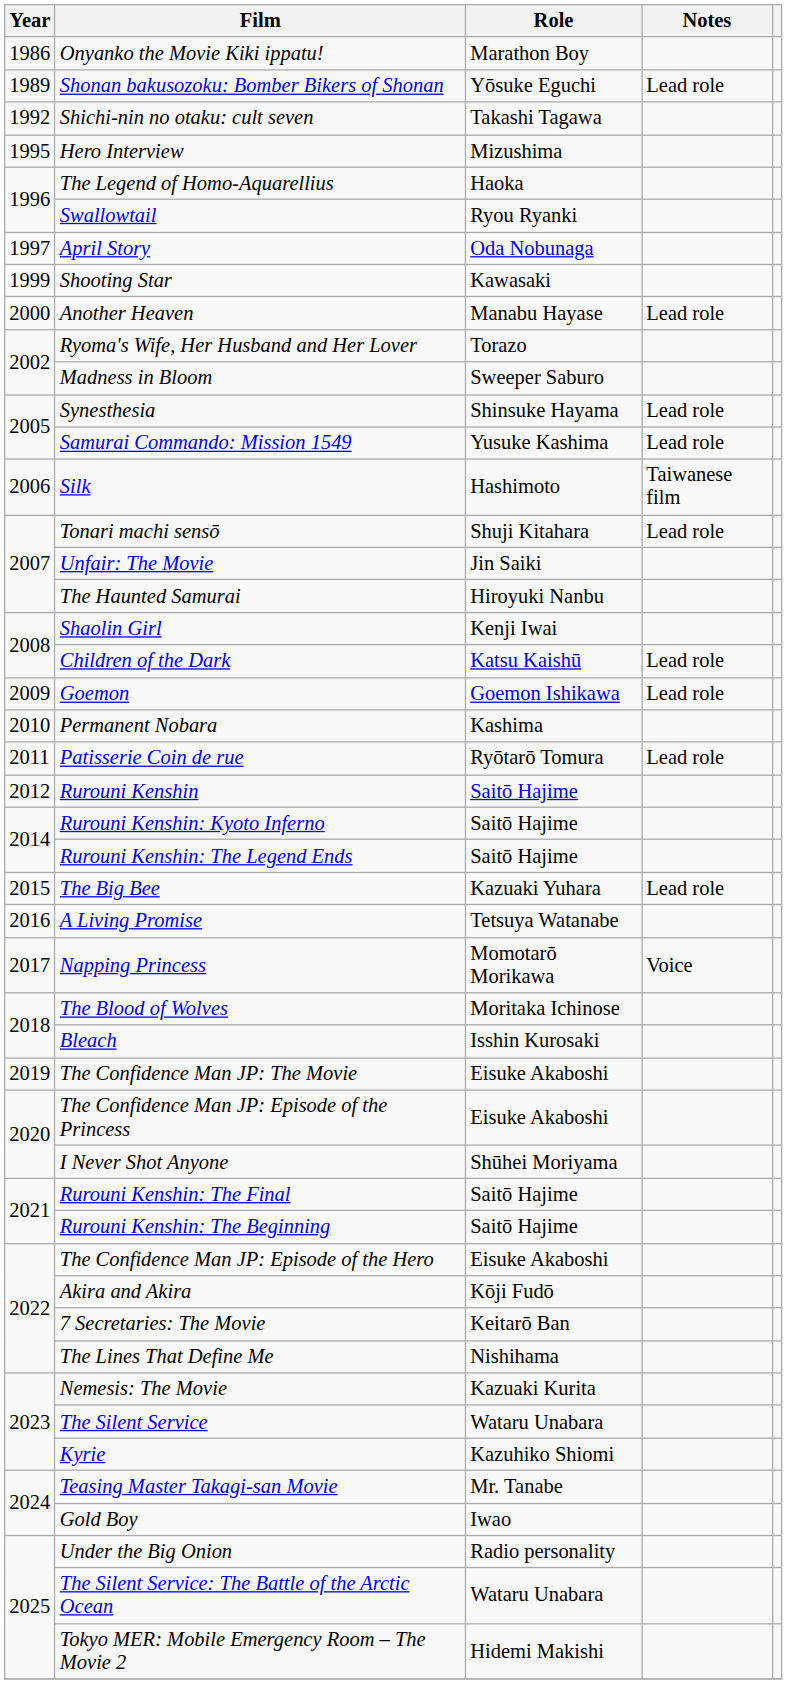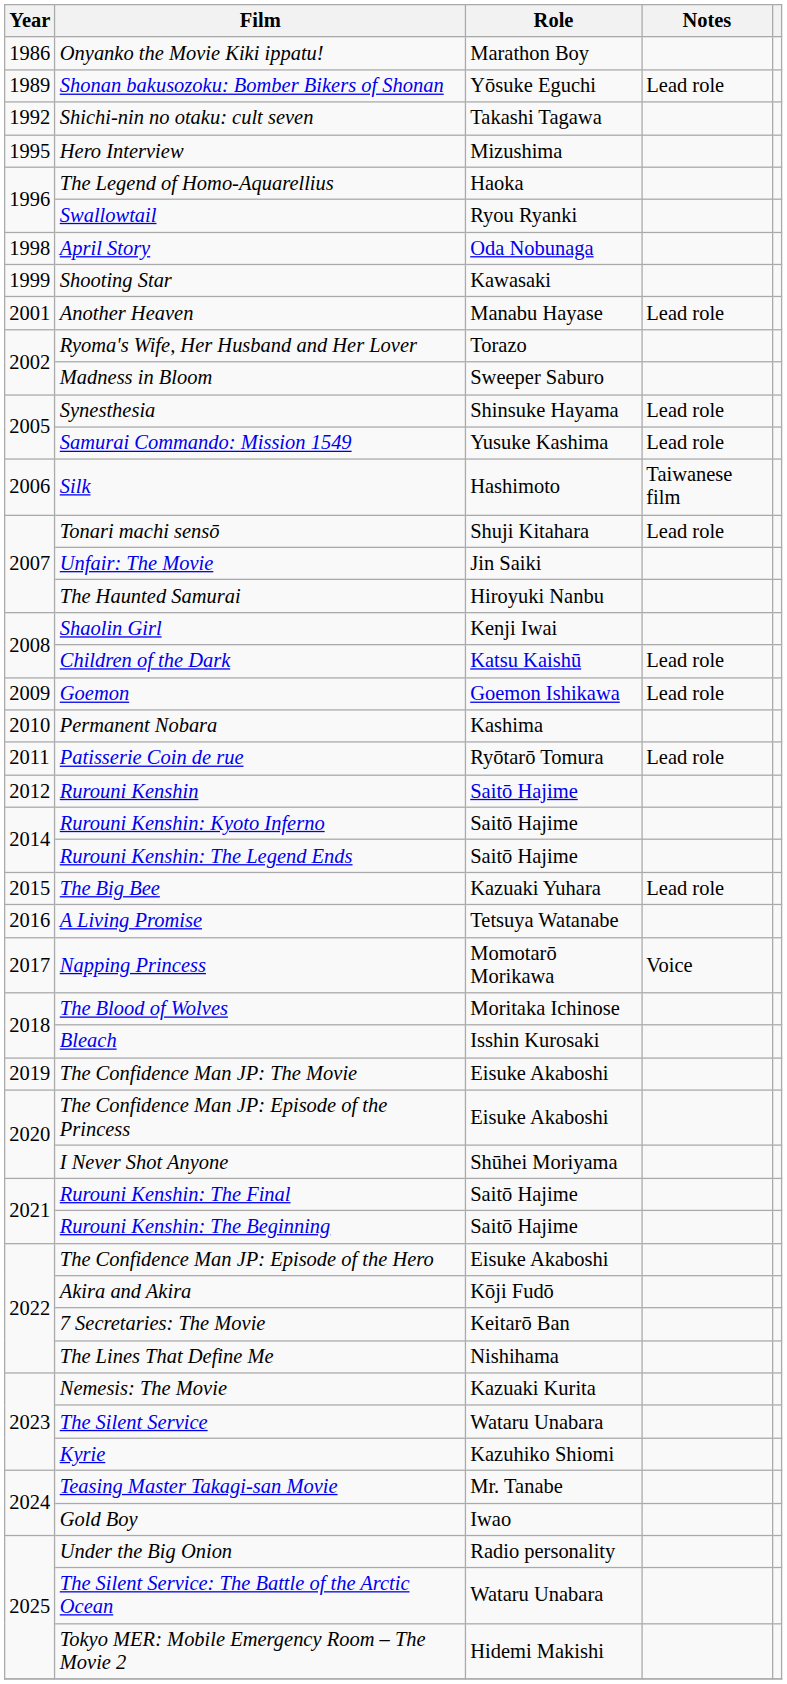(30, 248) 1997 -> (30, 248) 1998
(30, 313) 2000 -> (30, 313) 2001
